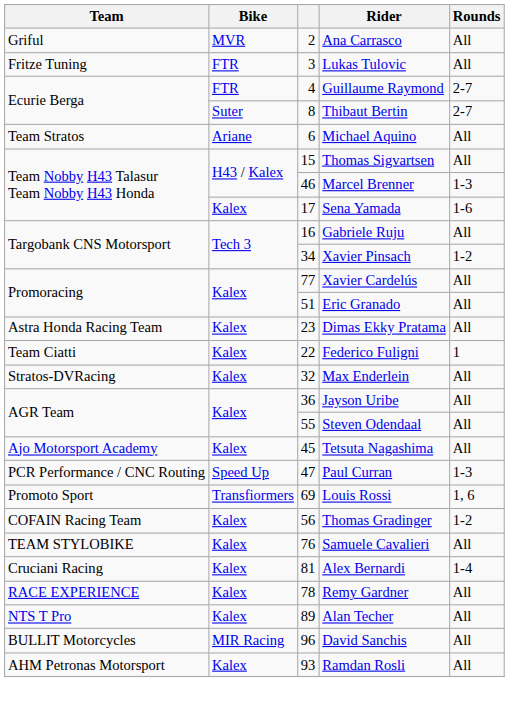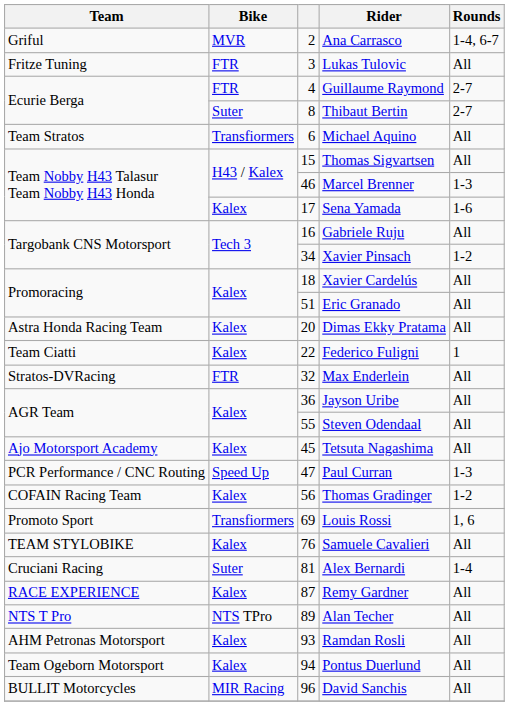(462, 40) All -> (476, 40) 1-4, 6-7
(232, 136) Ariane -> (253, 136) Transfiormers
(308, 280) 77 -> (308, 280) 18
(308, 328) 23 -> (308, 328) 20
(229, 376) Kalex -> (225, 376) FTR
rows swapped: (377, 520) <-> (357, 496)
(229, 568) Kalex -> (227, 568) Suter
(308, 592) 78 -> (308, 592) 87
(229, 616) Kalex -> (242, 616) NTS TPro
rows swapped: (364, 664) <-> (364, 640)
+ row: (371, 664)
